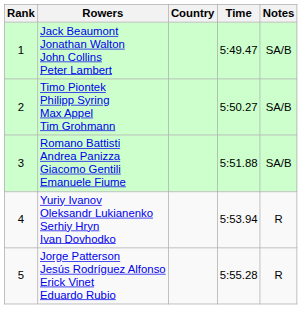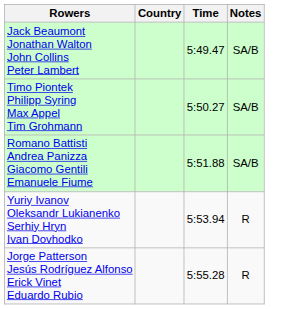- column: (21, 13)
